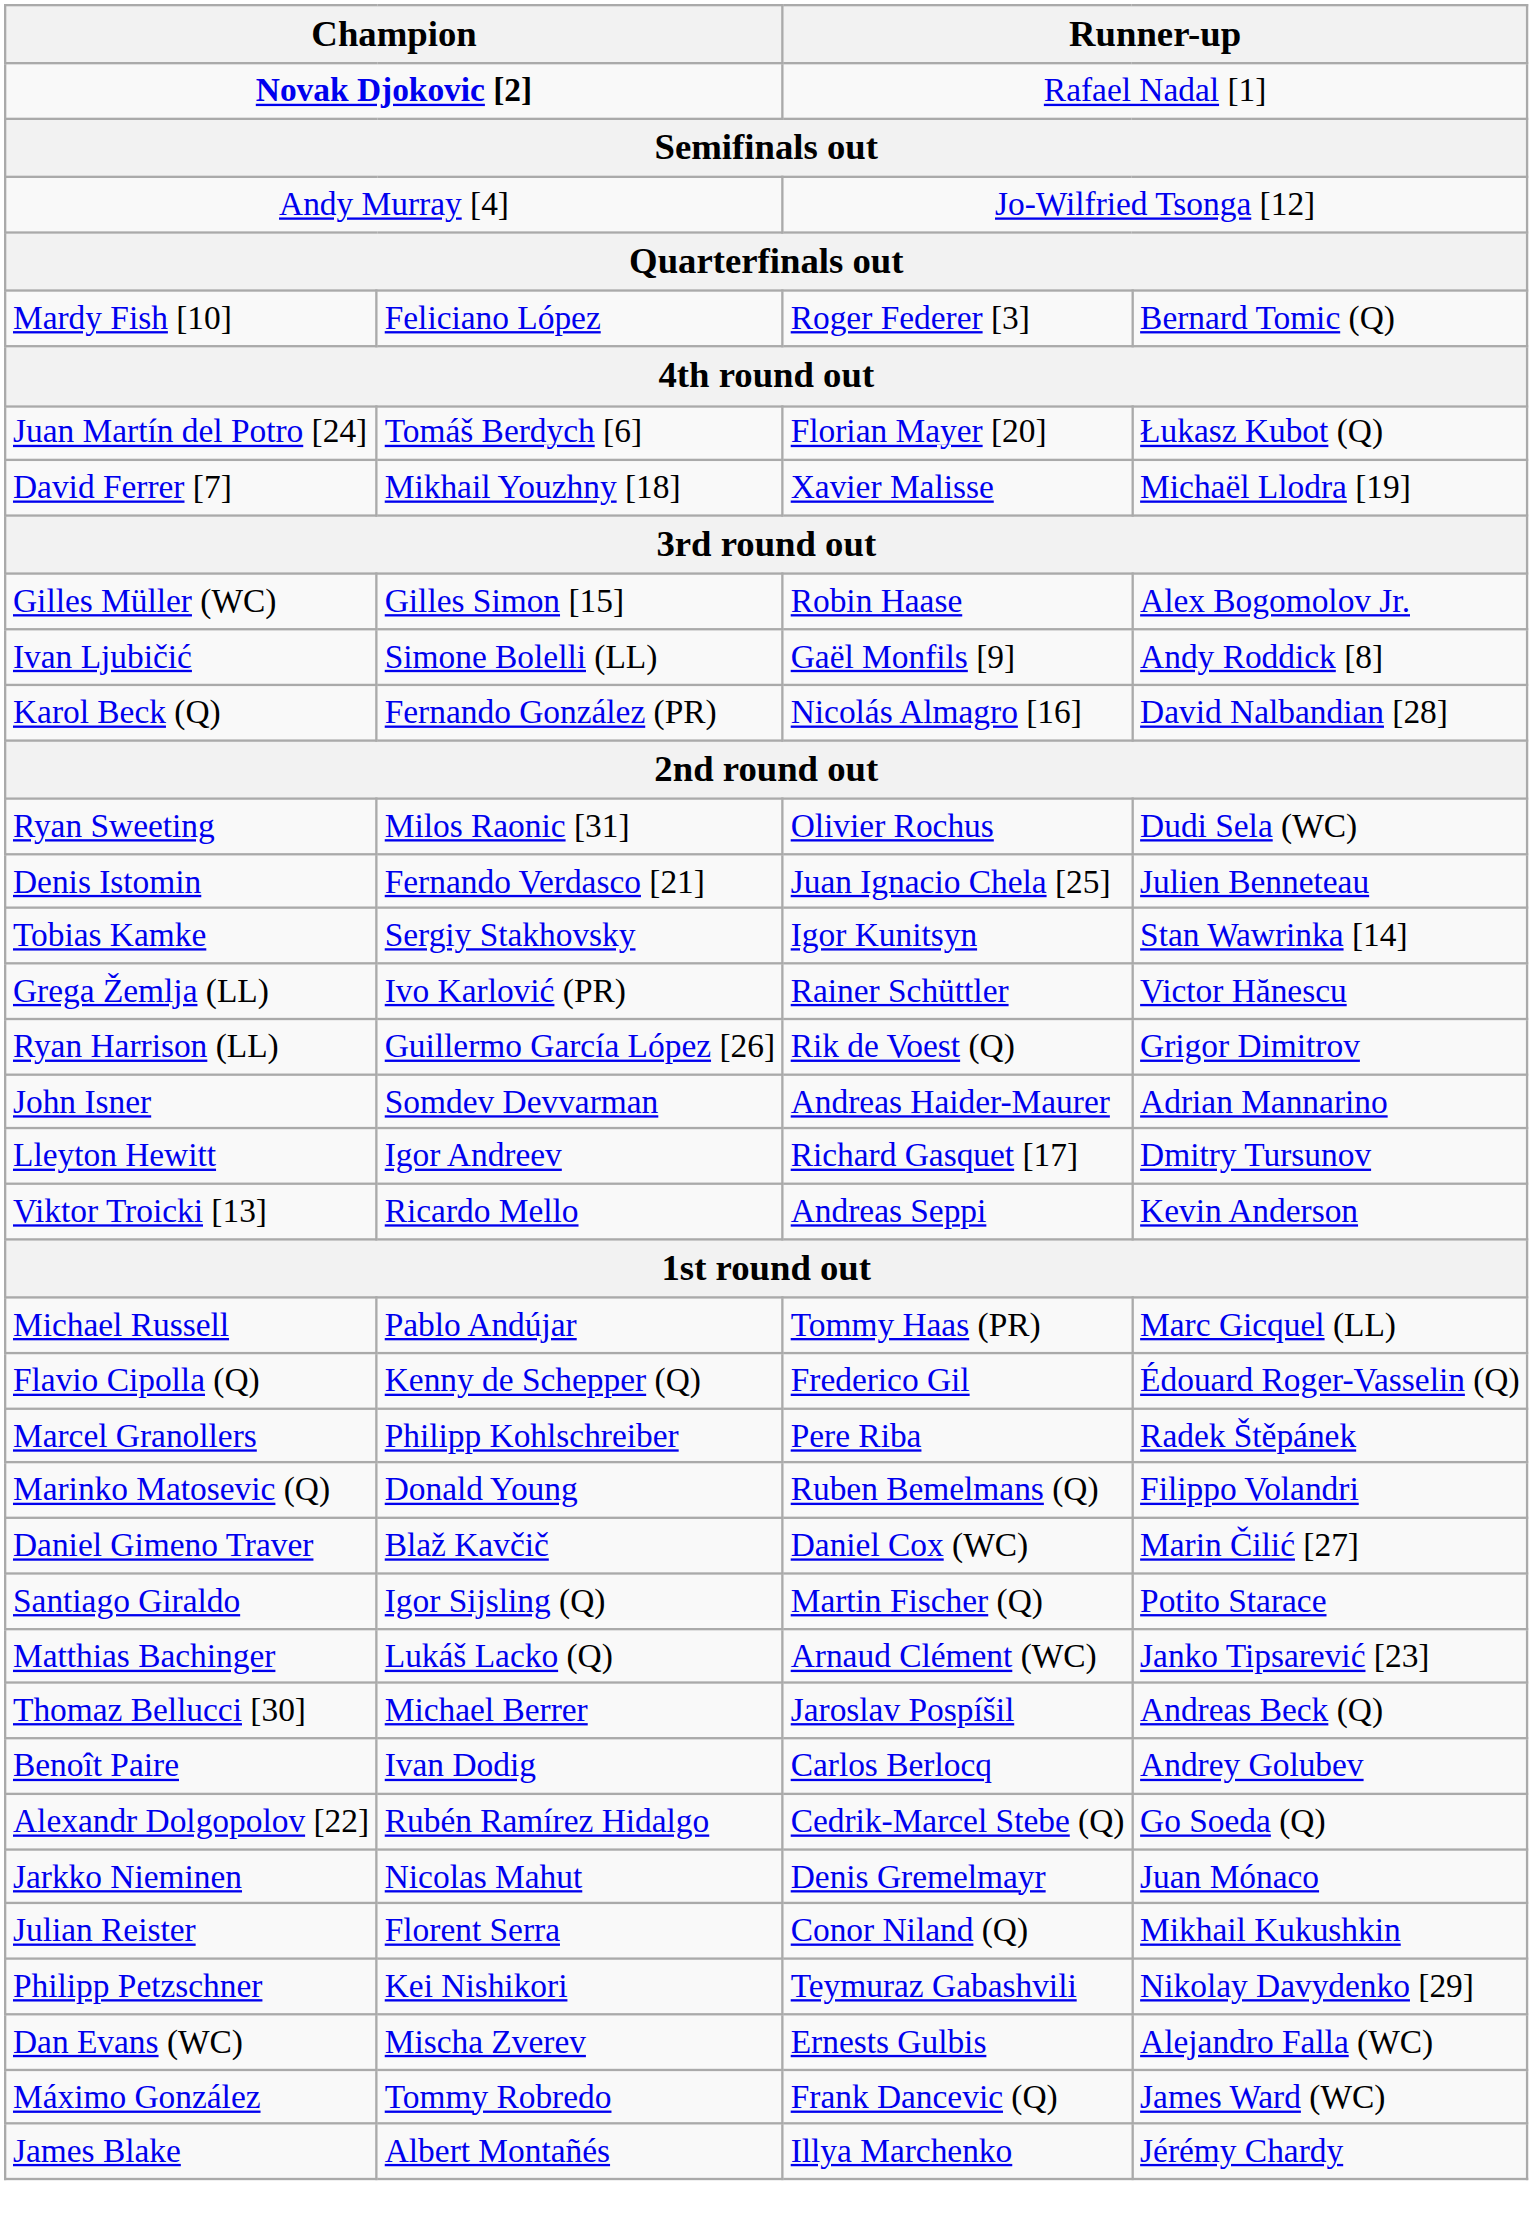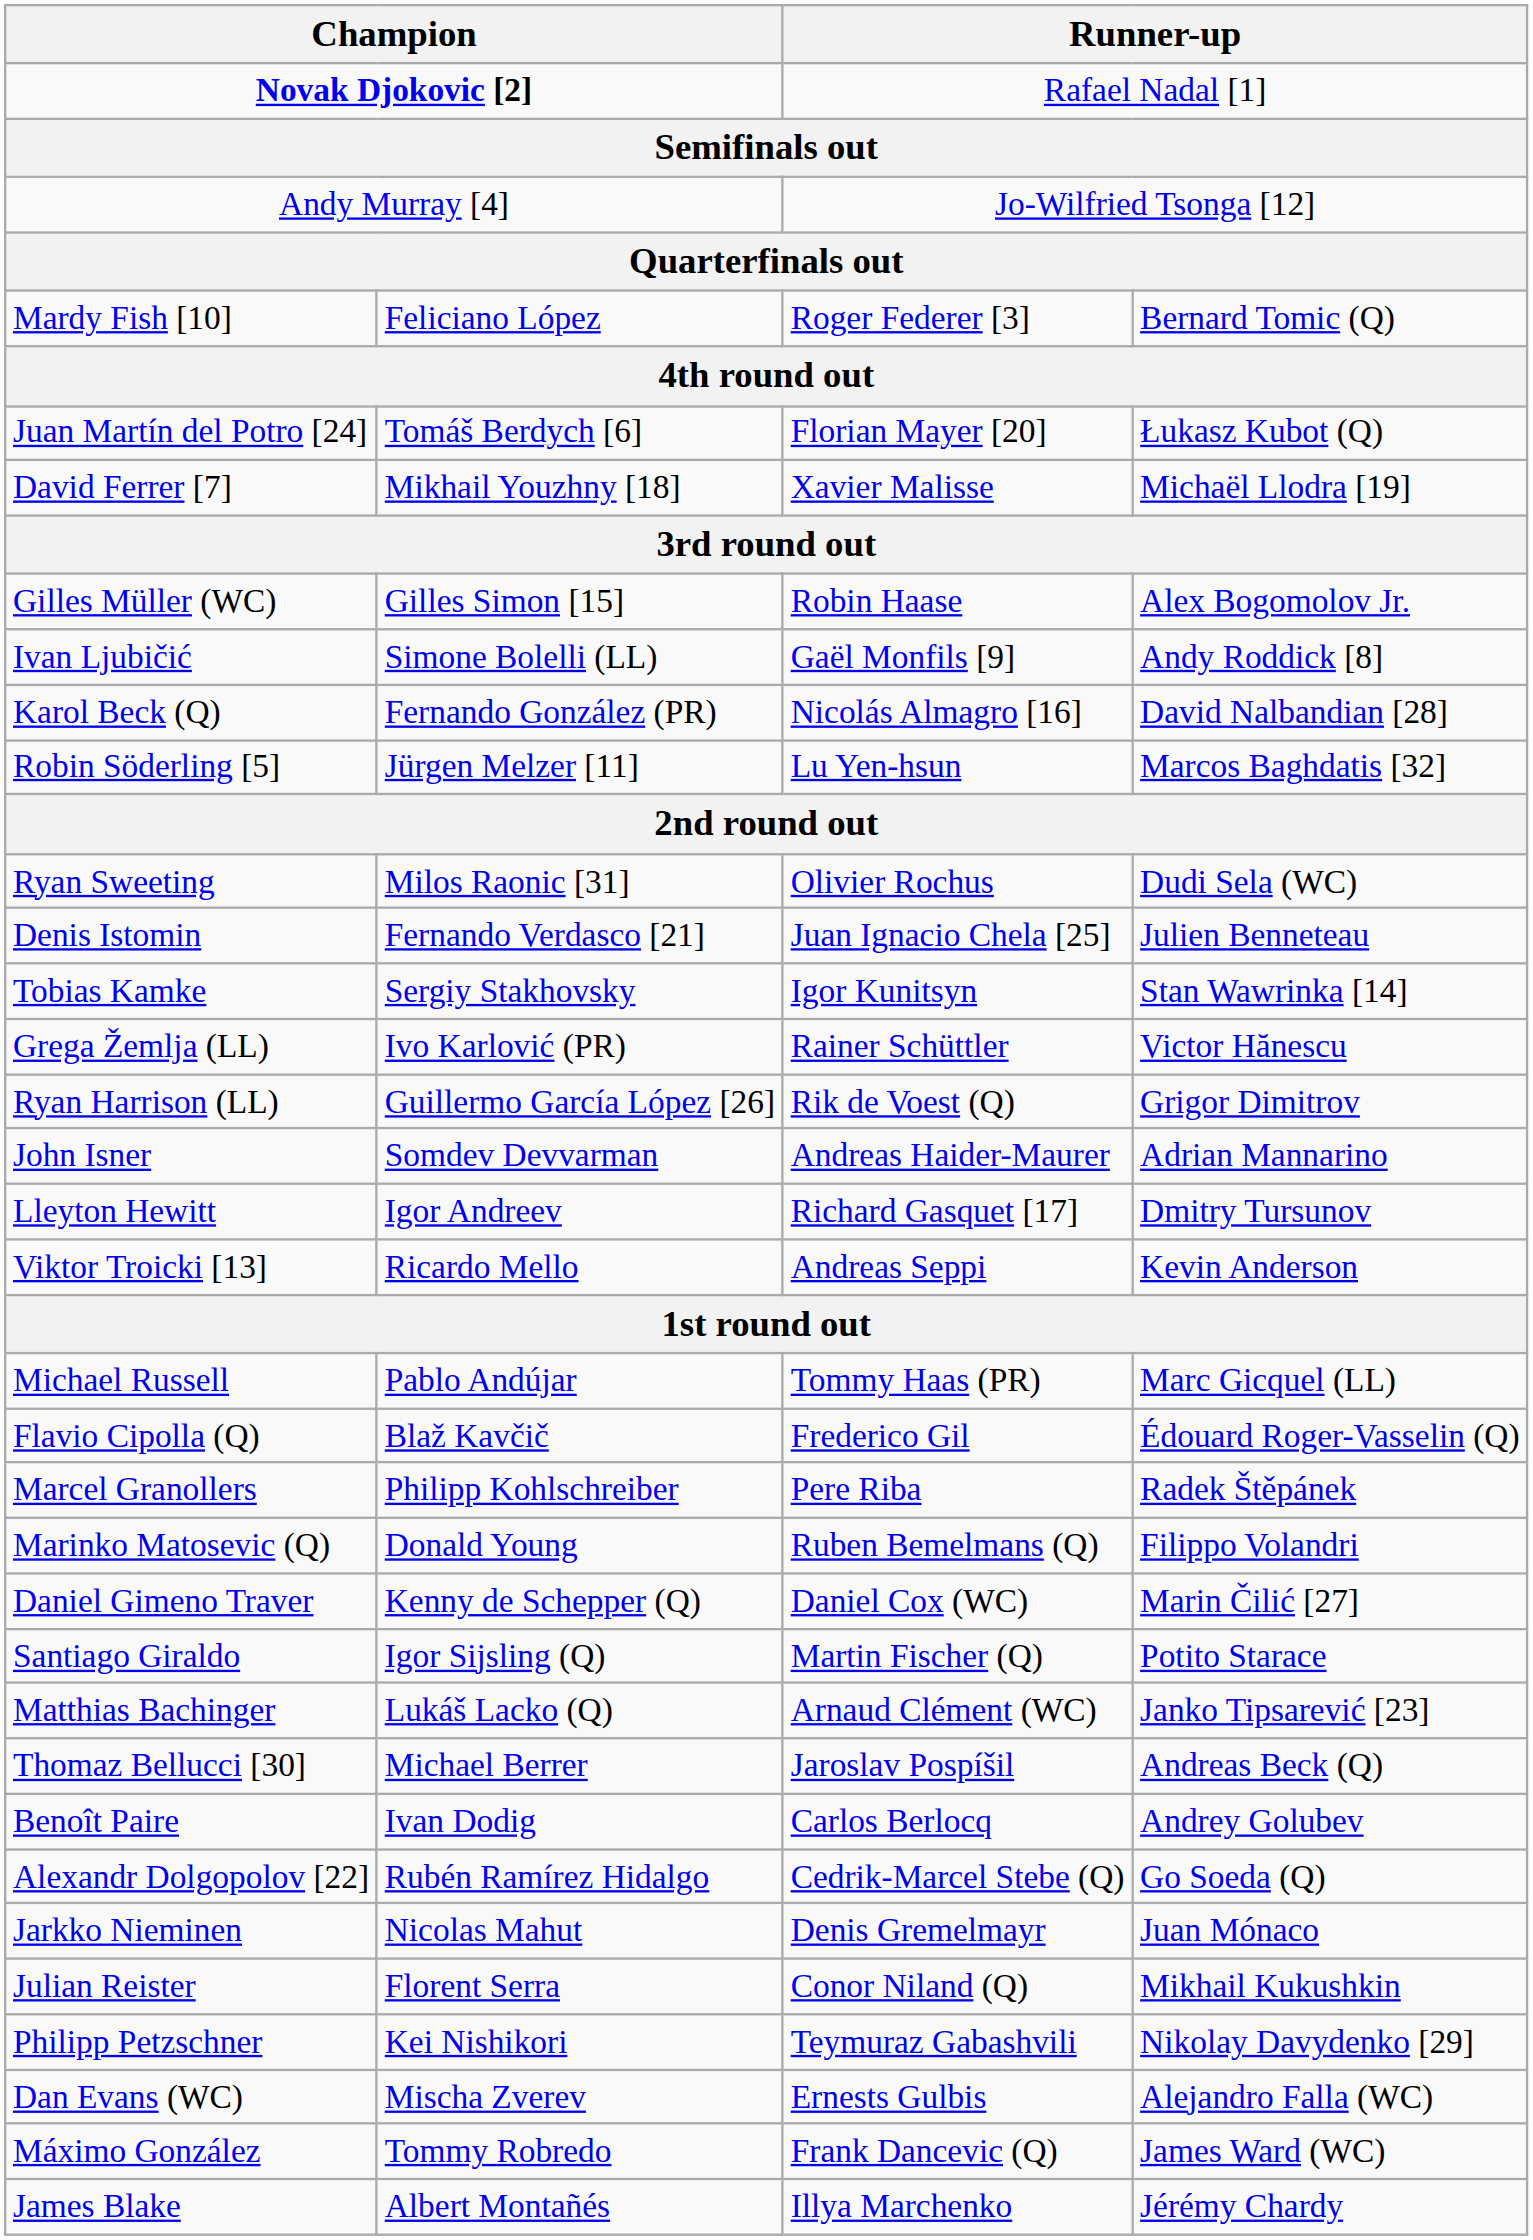+ row: (147, 766)
(543, 1380) Kenny de Schepper (Q) -> (467, 1435) Blaž Kavčič
(467, 1545) Blaž Kavčič -> (543, 1600) Kenny de Schepper (Q)
